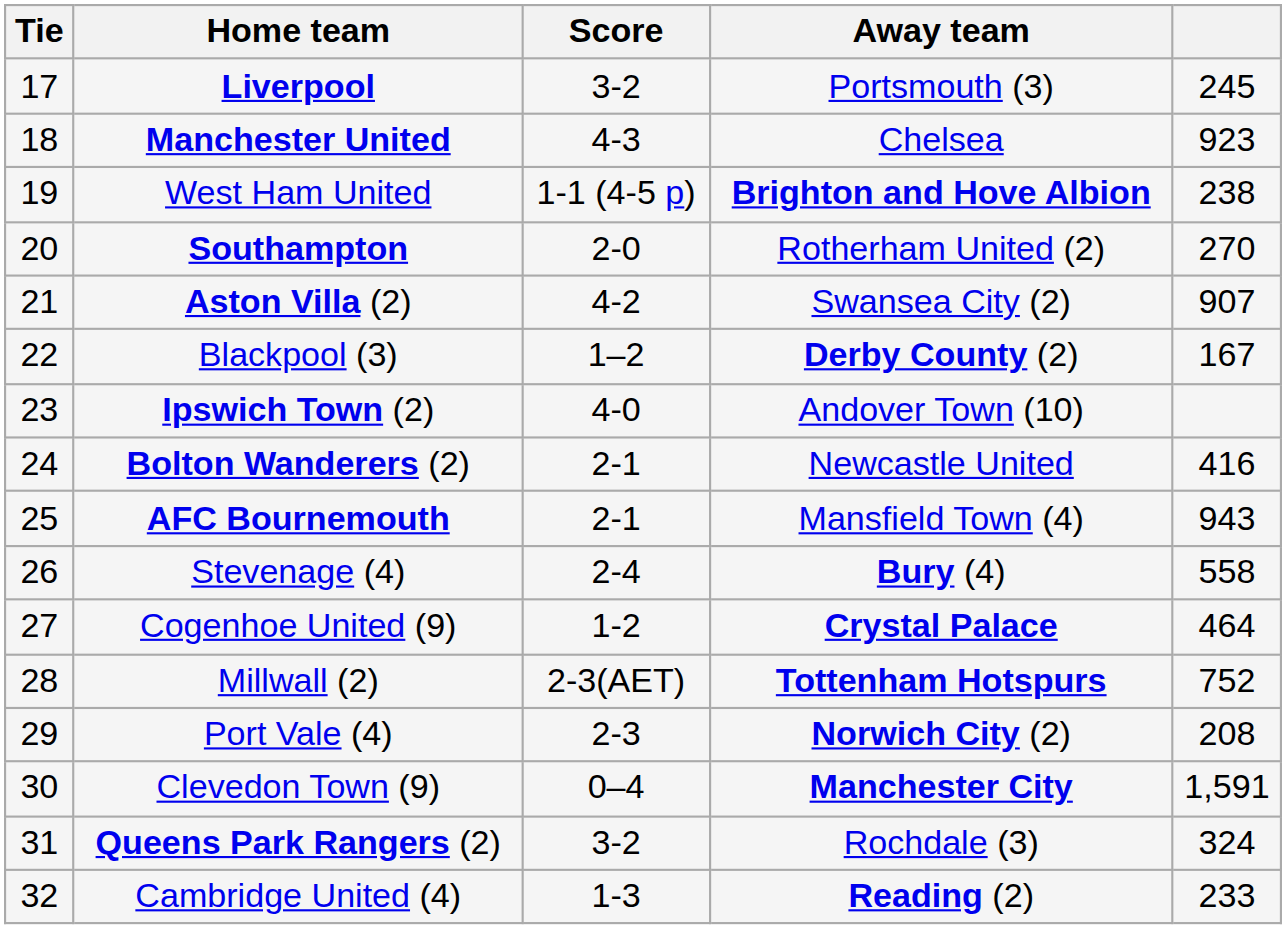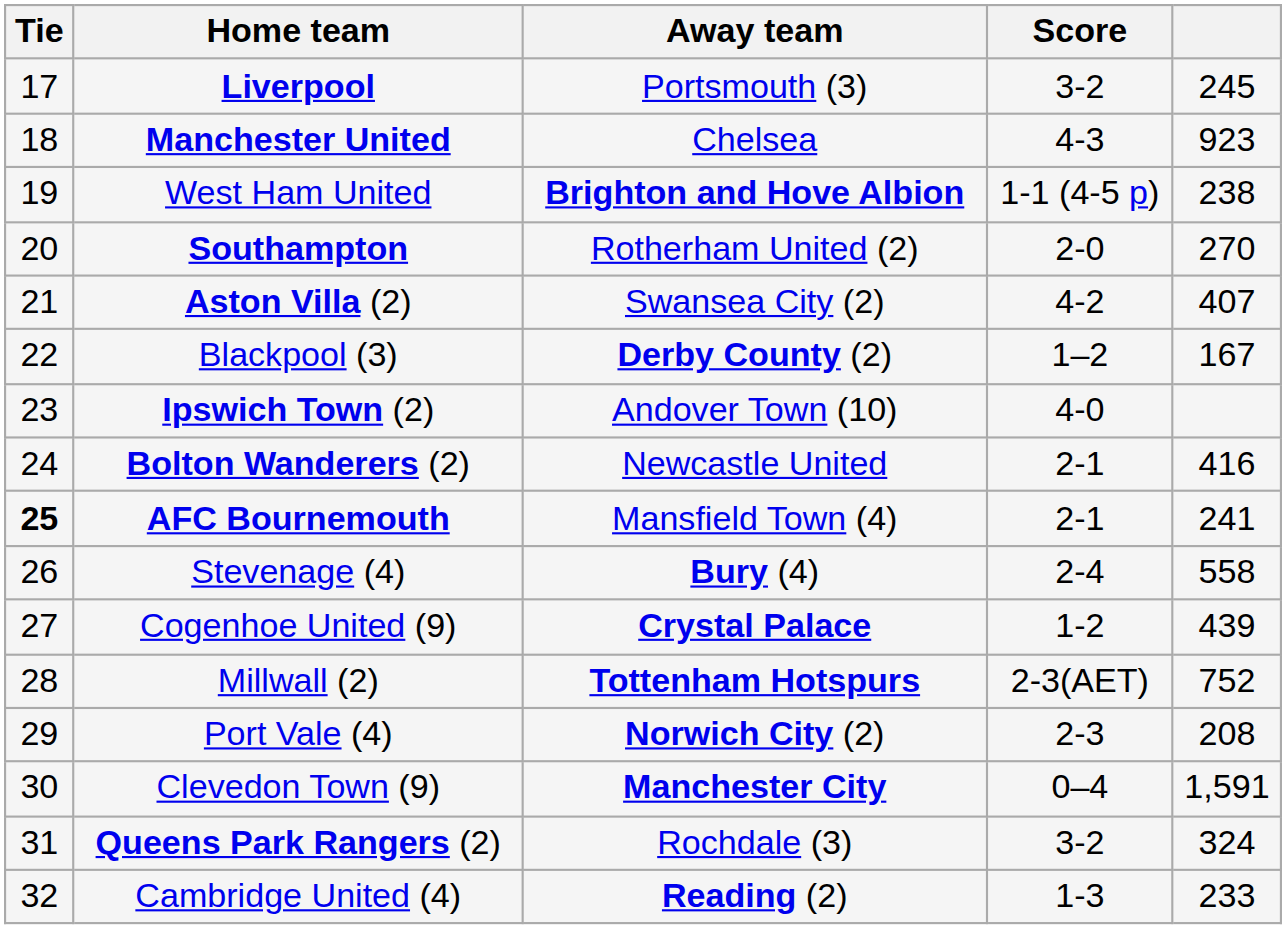columns swapped: (616, 31) <-> (941, 31)
(1227, 301) 907 -> (1227, 301) 407
(39, 517) normal -> (39, 517) bold
(1227, 517) 943 -> (1227, 517) 241
(1227, 626) 464 -> (1227, 626) 439
